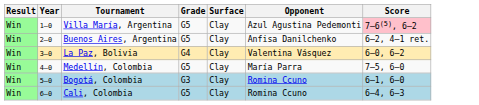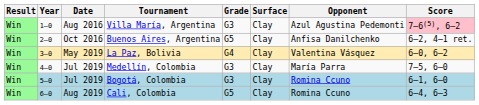+ column: (83, 11)
(186, 25) G5 -> (229, 25) G3
(186, 66) G5 -> (229, 66) G3
